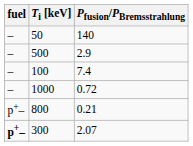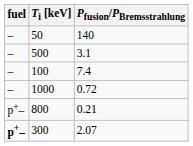(84, 53) 2.9 -> (84, 53) 3.1
